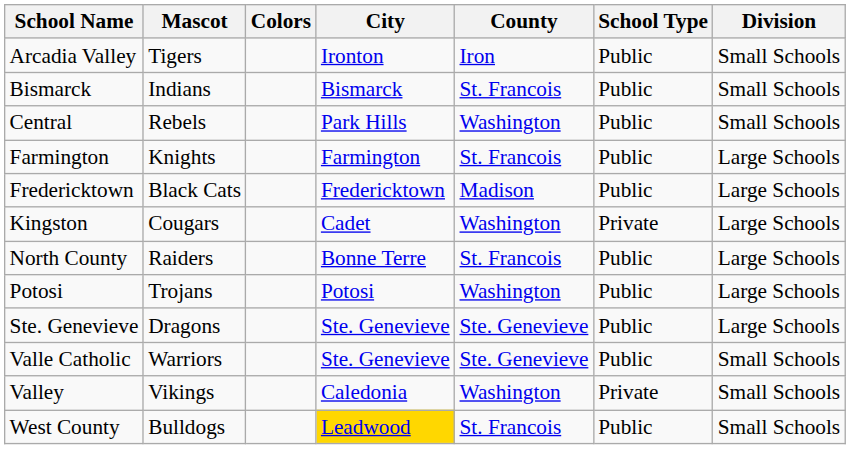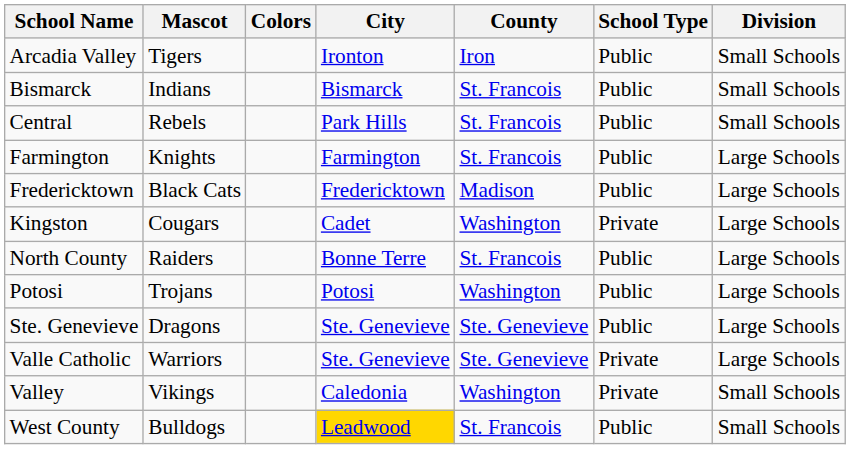(510, 122) Washington -> (510, 122) St. Francois
(625, 358) Public -> (628, 358) Private
(779, 358) Small Schools -> (779, 358) Large Schools
